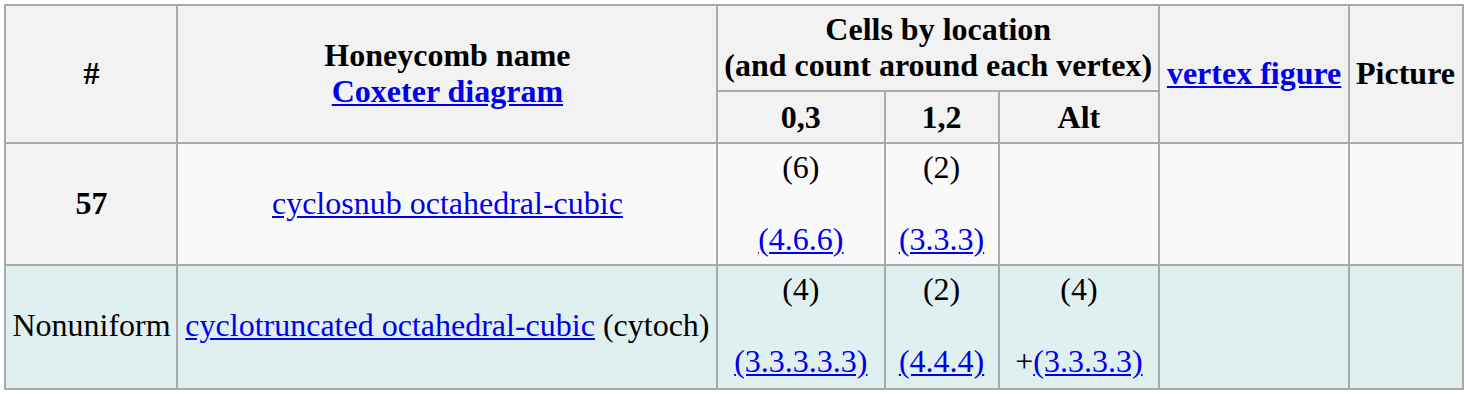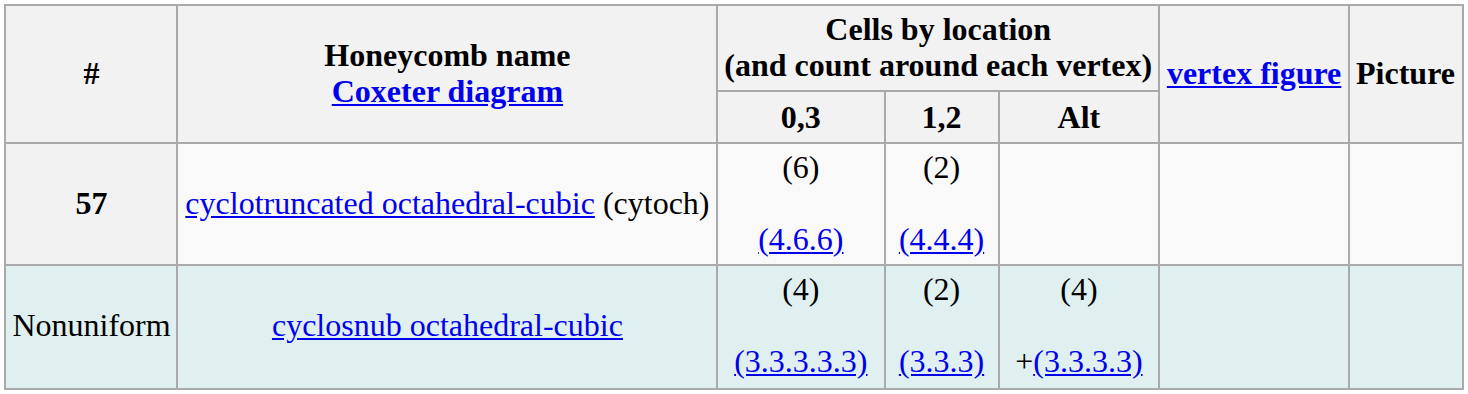(447, 203) cyclosnub octahedral-cubic -> (447, 203) cyclotruncated octahedral-cubic (cytoch)
(942, 203) (2) (3.3.3) -> (942, 203) (2) (4.4.4)
(447, 326) cyclotruncated octahedral-cubic (cytoch) -> (447, 326) cyclosnub octahedral-cubic
(942, 326) (2) (4.4.4) -> (942, 326) (2) (3.3.3)
